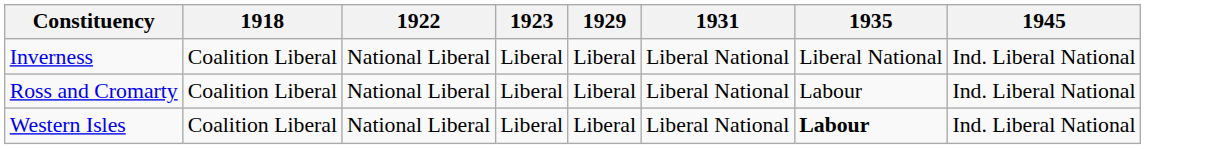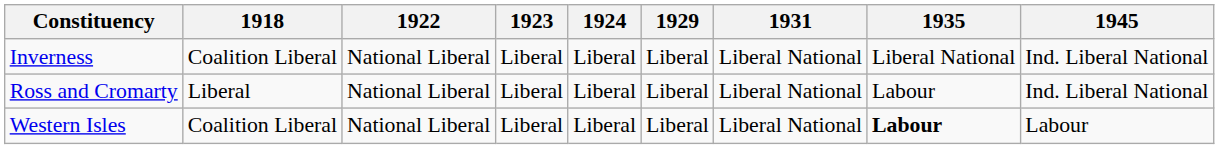+ column: (605, 21)
(262, 90) Coalition Liberal -> (219, 90) Liberal
(1044, 125) Ind. Liberal National -> (1057, 125) Labour
